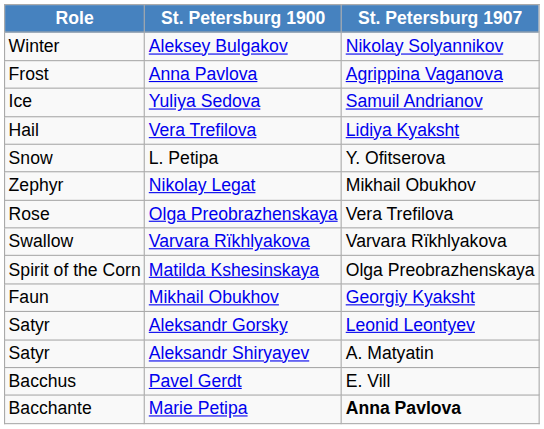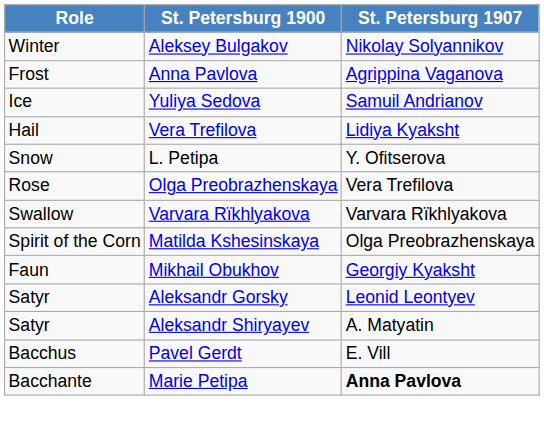- row: (202, 185)
